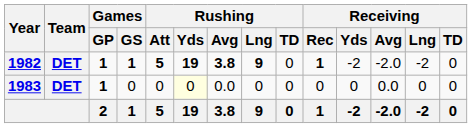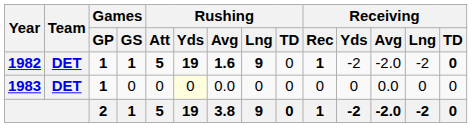(225, 63) 3.8 -> (225, 63) 1.6
(453, 63) normal -> (453, 63) bold
